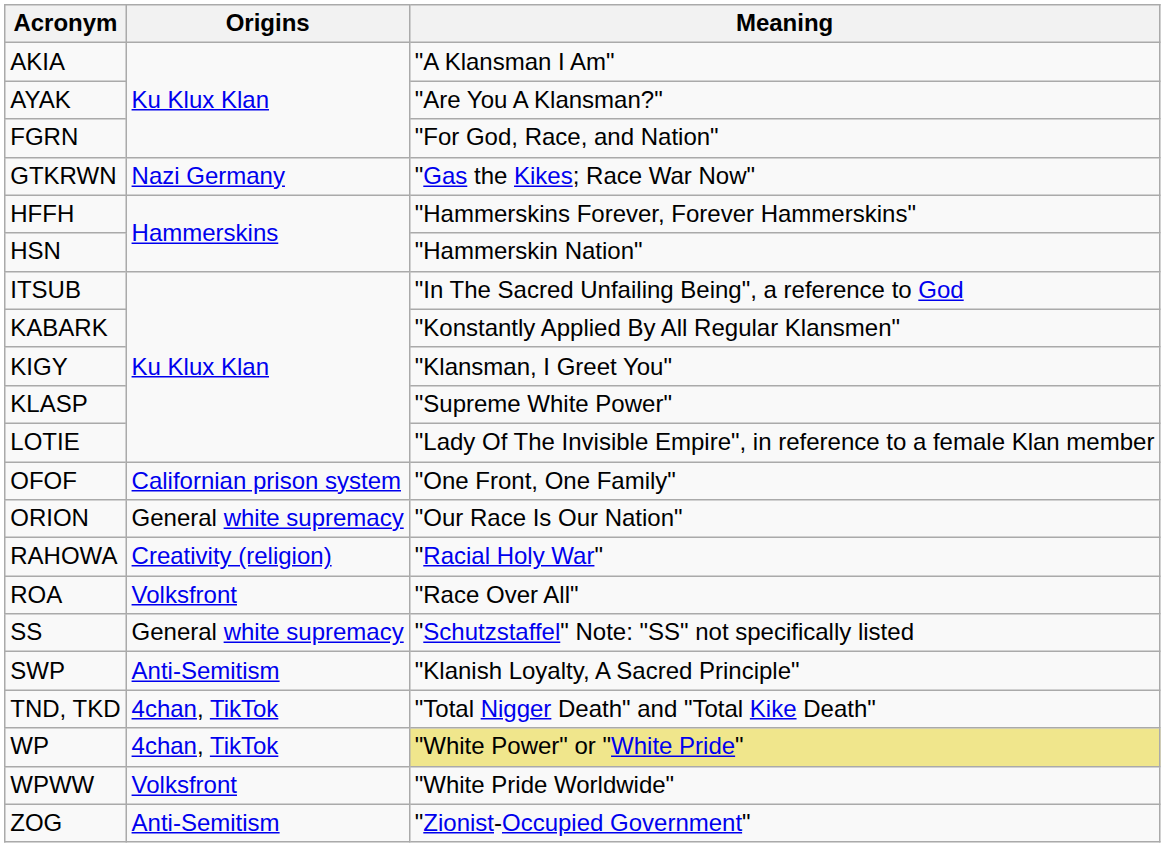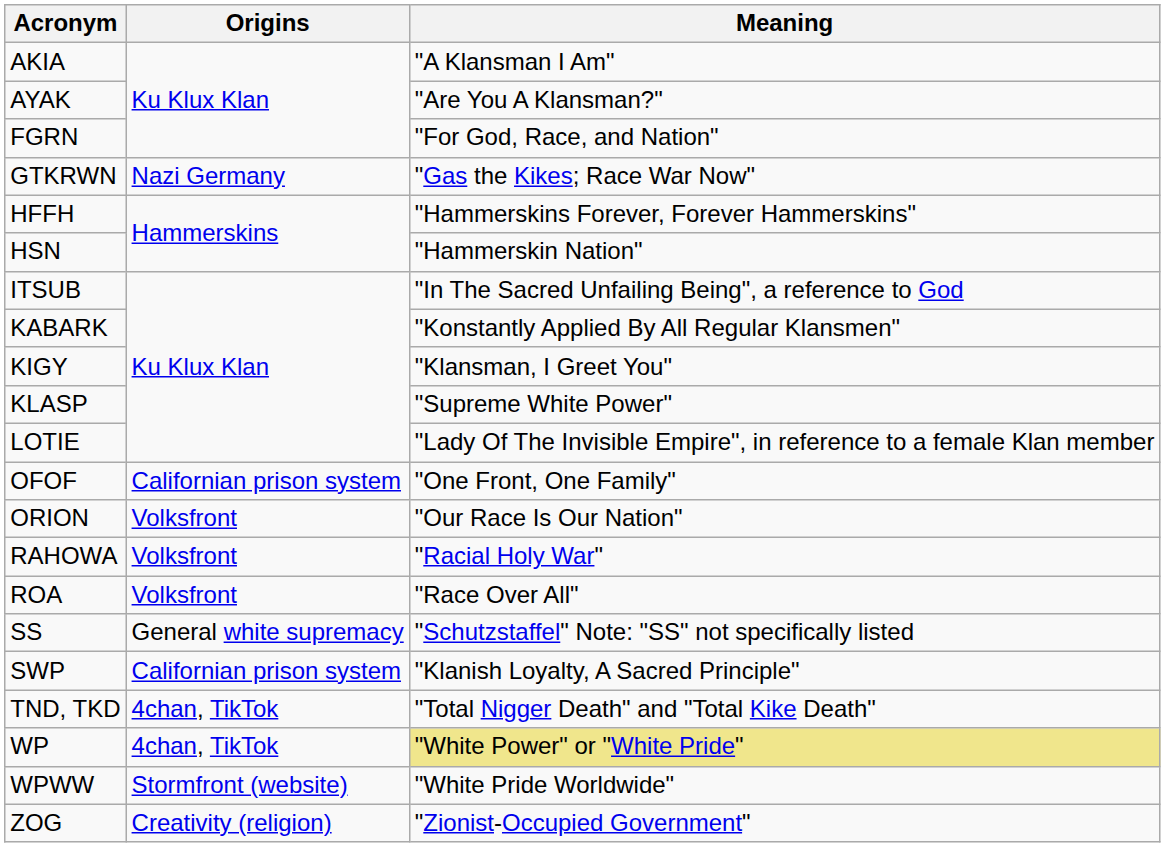(268, 518) General white supremacy -> (184, 518) Volksfront
(232, 556) Creativity (religion) -> (184, 556) Volksfront
(206, 670) Anti-Semitism -> (266, 670) Californian prison system
(184, 784) Volksfront -> (240, 784) Stormfront (website)
(206, 822) Anti-Semitism -> (232, 822) Creativity (religion)
